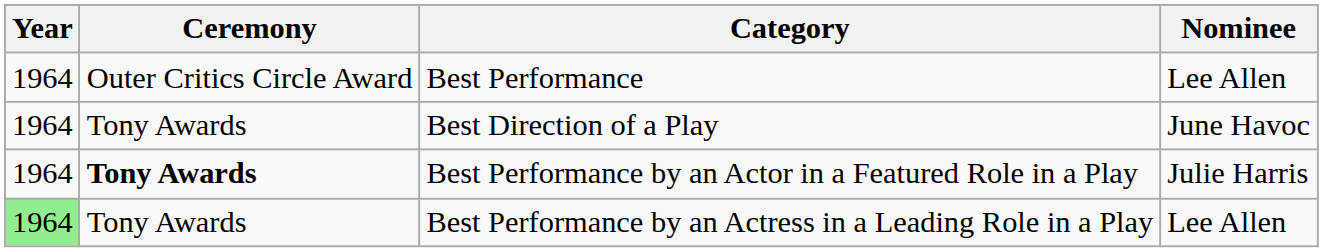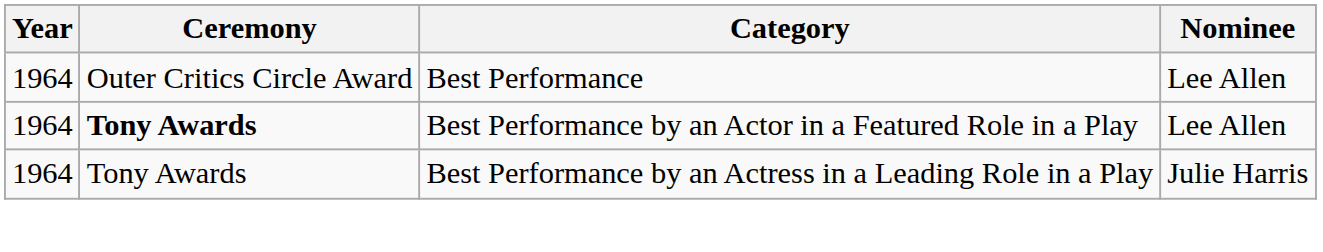- row: (572, 125)
(1238, 173) Julie Harris -> (1227, 125) Lee Allen
(42, 221) lightgreen background -> (42, 173) no background
(1227, 221) Lee Allen -> (1238, 173) Julie Harris
